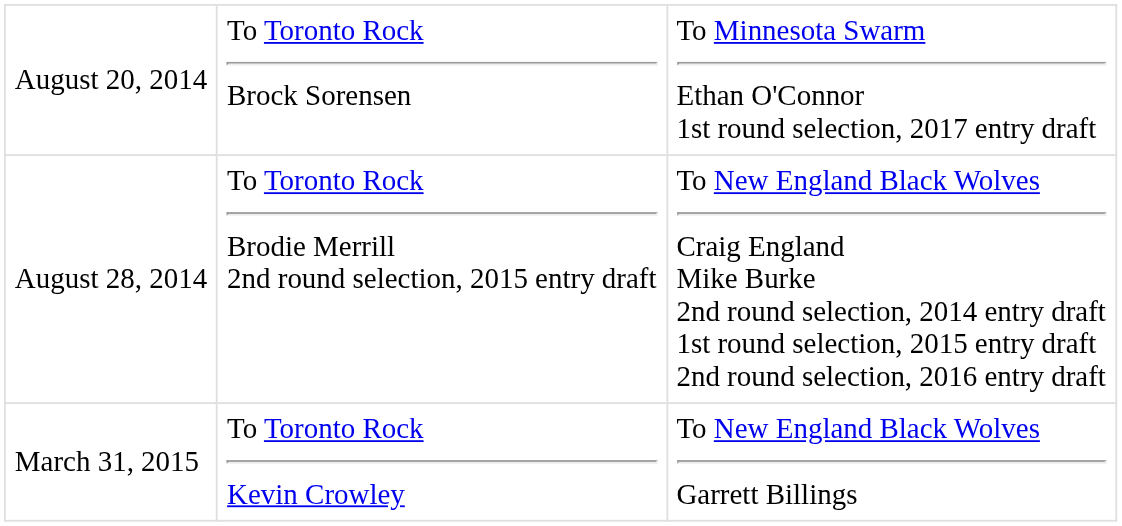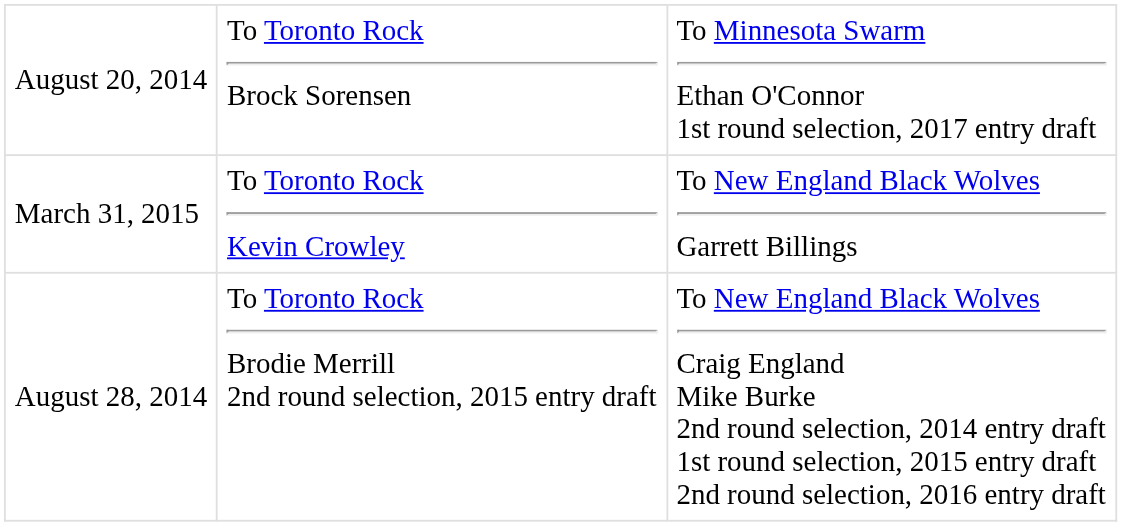rows swapped: (111, 278) <-> (107, 461)
